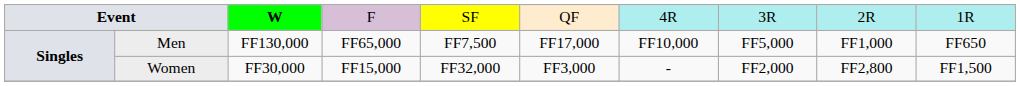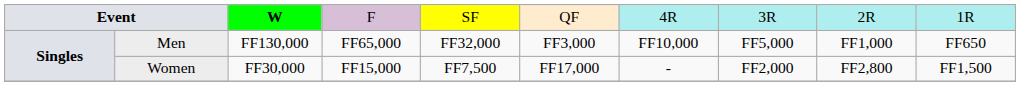(470, 43) FF7,500 -> (470, 43) FF32,000
(569, 43) FF17,000 -> (569, 43) FF3,000
(470, 69) FF32,000 -> (470, 69) FF7,500
(569, 69) FF3,000 -> (569, 69) FF17,000
